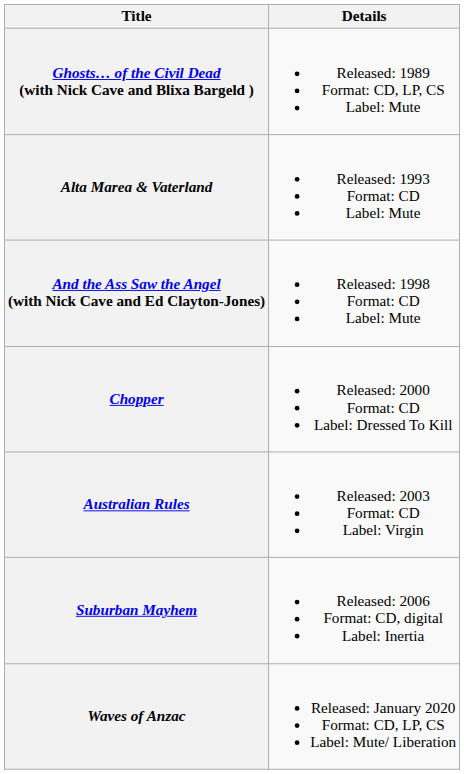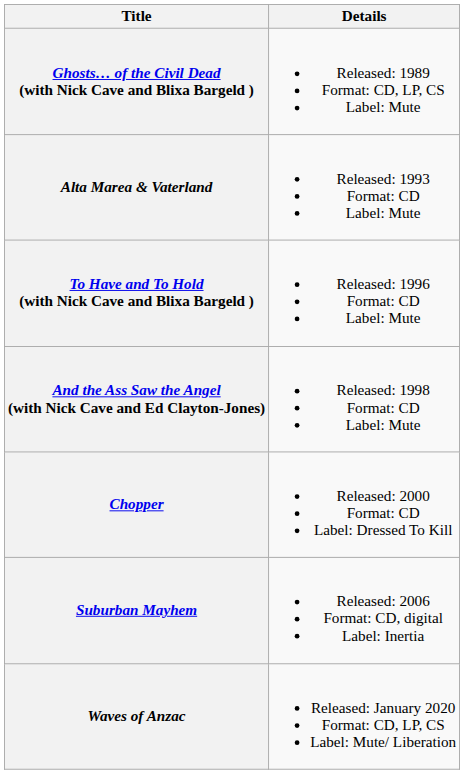+ row: (137, 293)
- row: (137, 504)
